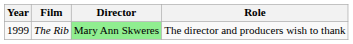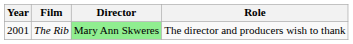(18, 30) 1999 -> (18, 30) 2001
